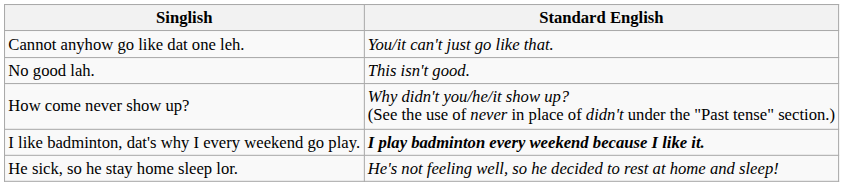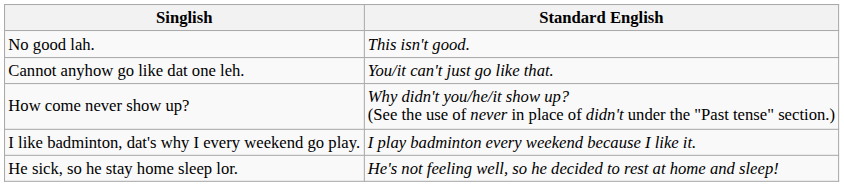rows swapped: (52, 70) <-> (126, 44)
(536, 141) bold -> (532, 141) normal
